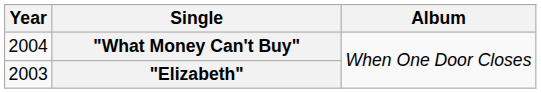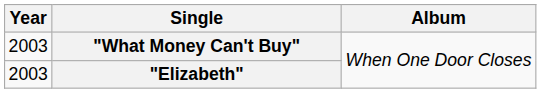(28, 46) 2004 -> (28, 46) 2003
